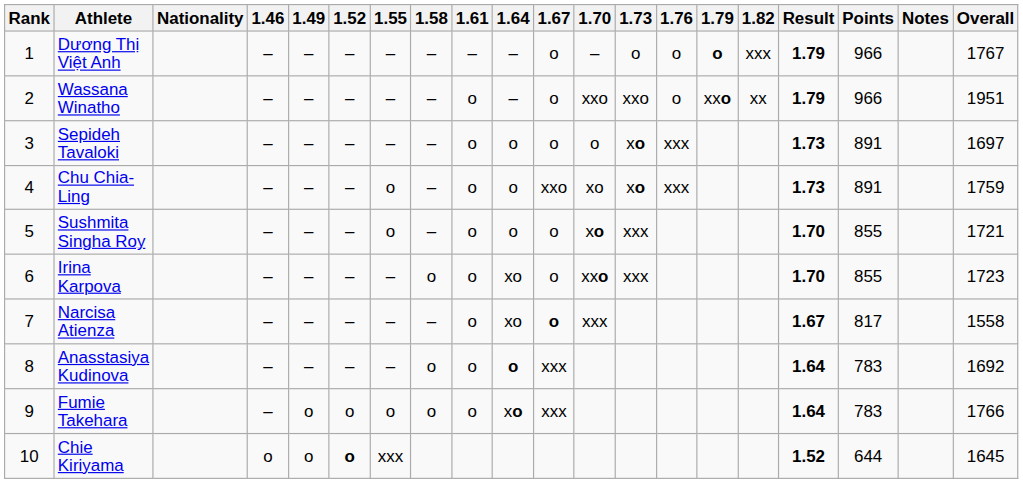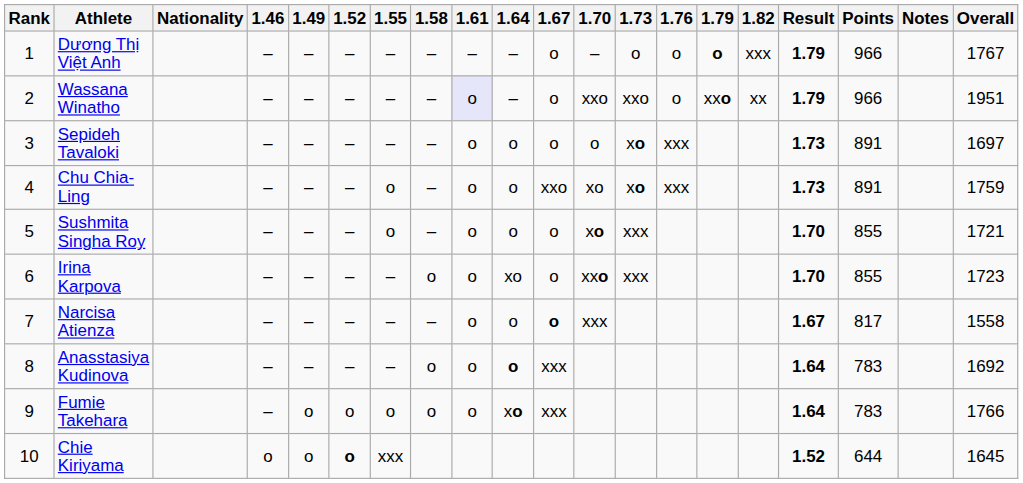(472, 98) no background -> (472, 98) lavender background
(513, 321) xo -> (513, 321) o
